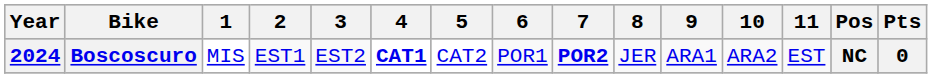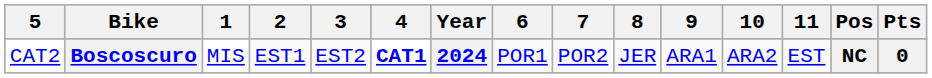columns swapped: (35, 22) <-> (462, 22)
(583, 56) bold -> (583, 56) normal
